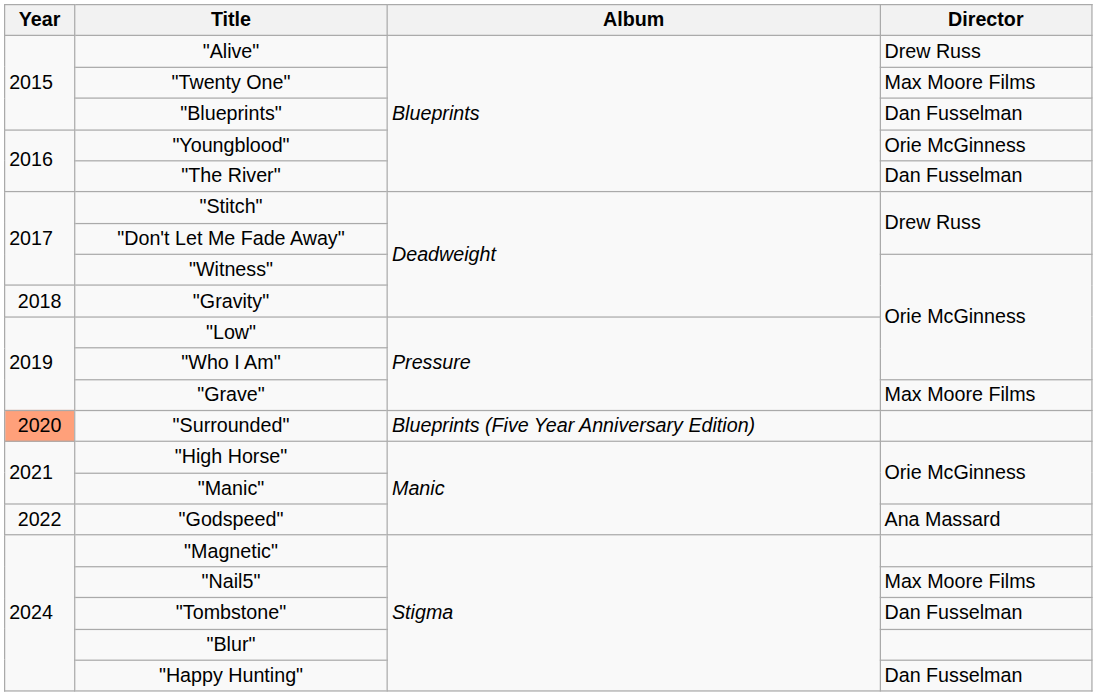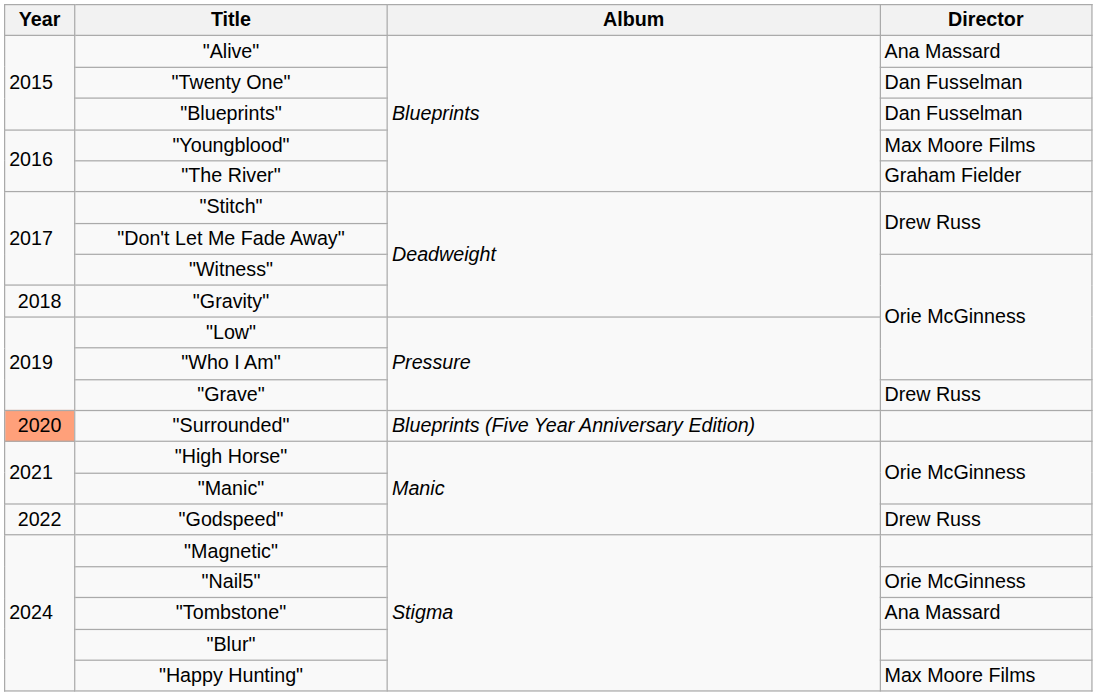(933, 51) Drew Russ -> (942, 51) Ana Massard
(960, 82) Max Moore Films -> (953, 82) Dan Fusselman
(955, 144) Orie McGinness -> (960, 144) Max Moore Films
(953, 176) Dan Fusselman -> (953, 176) Graham Fielder
(960, 394) Max Moore Films -> (933, 394) Drew Russ
(942, 519) Ana Massard -> (933, 519) Drew Russ
(960, 581) Max Moore Films -> (955, 581) Orie McGinness
(953, 613) Dan Fusselman -> (942, 613) Ana Massard
(953, 675) Dan Fusselman -> (960, 675) Max Moore Films
